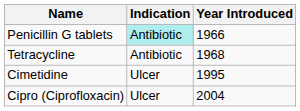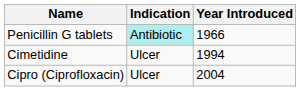- row: (41, 55)
(210, 75) 1995 -> (210, 55) 1994
